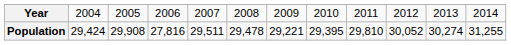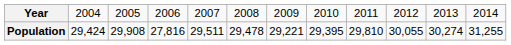(406, 31) 30,052 -> (406, 31) 30,055
